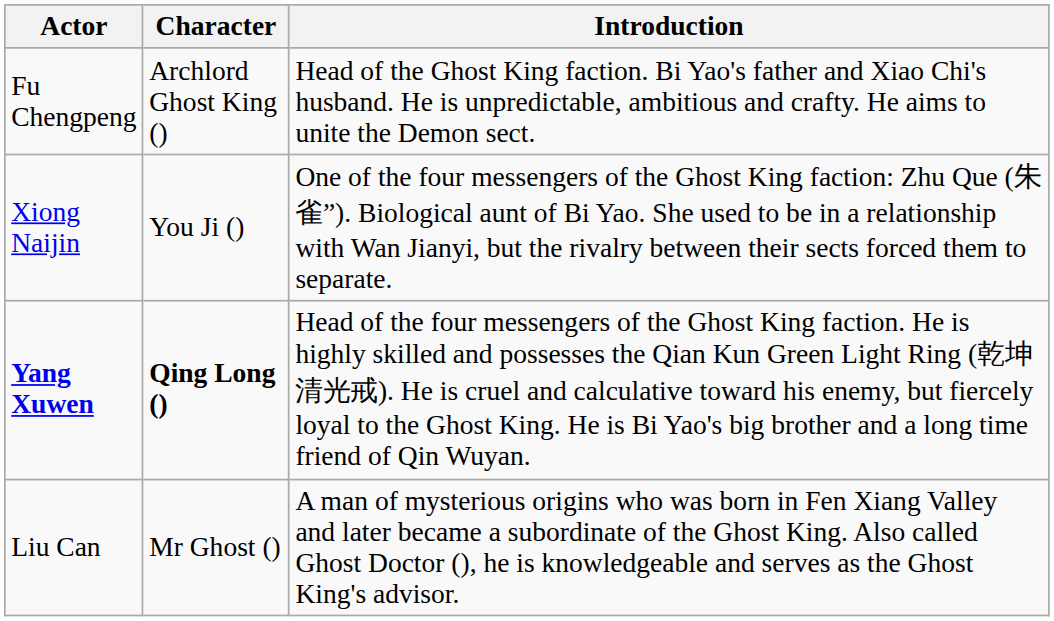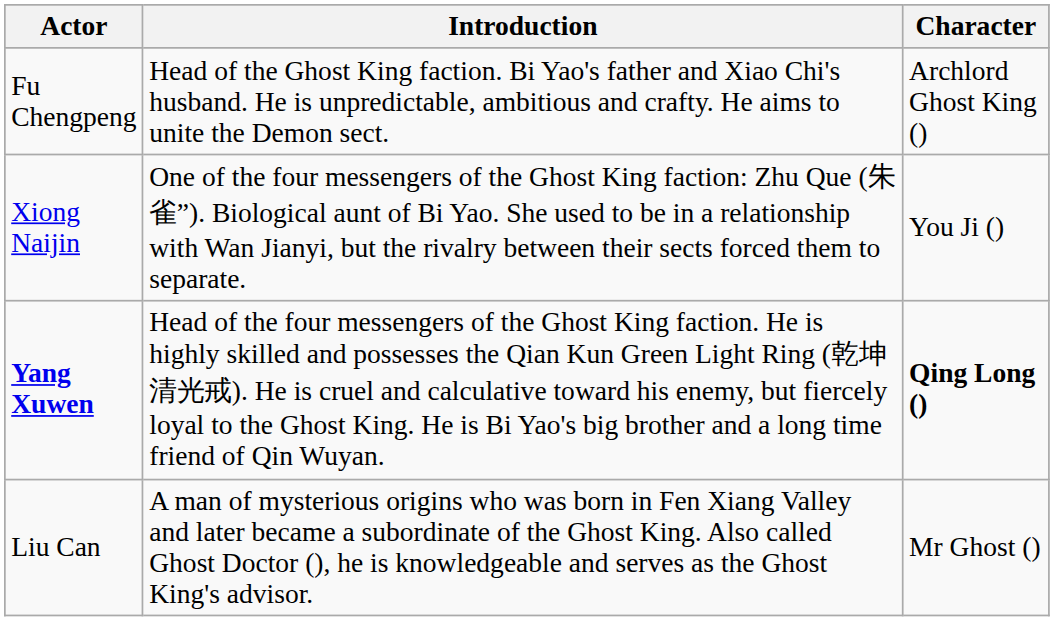columns swapped: (216, 26) <-> (669, 26)
